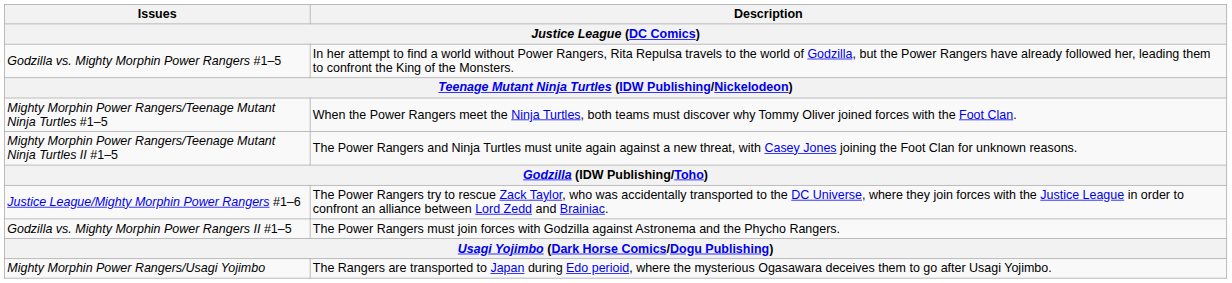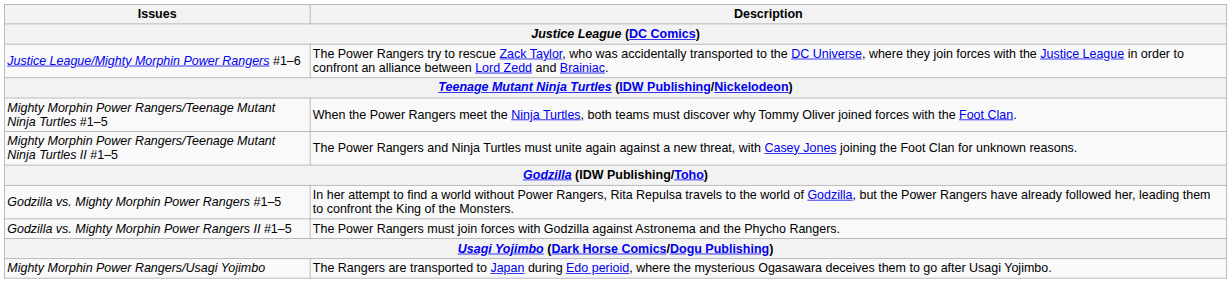rows swapped: (154, 202) <-> (144, 61)
